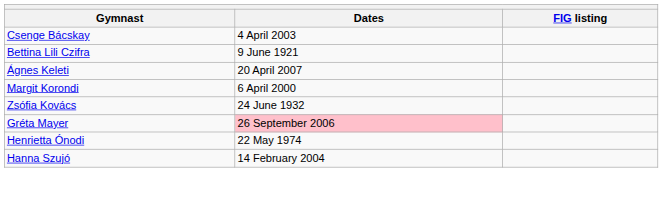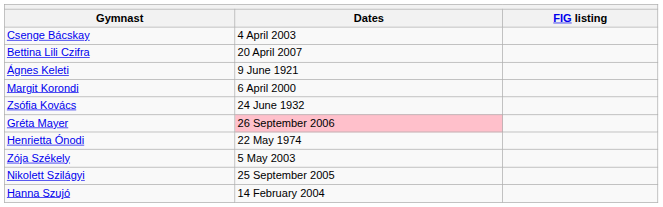(268, 53) 9 June 1921 -> (270, 53) 20 April 2007
(270, 70) 20 April 2007 -> (268, 70) 9 June 1921
+ row: (38, 158)
+ row: (46, 175)
